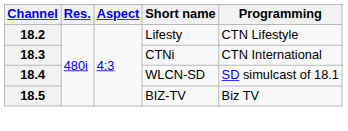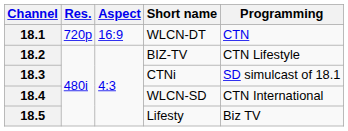+ row: (33, 34)
(164, 34) Lifesty -> (167, 55) BIZ-TV
(272, 55) CTN International -> (282, 75) SD simulcast of 18.1
(280, 75) SD simulcast of 18.1 -> (273, 95) CTN International
(166, 95) BIZ-TV -> (165, 116) Lifesty
